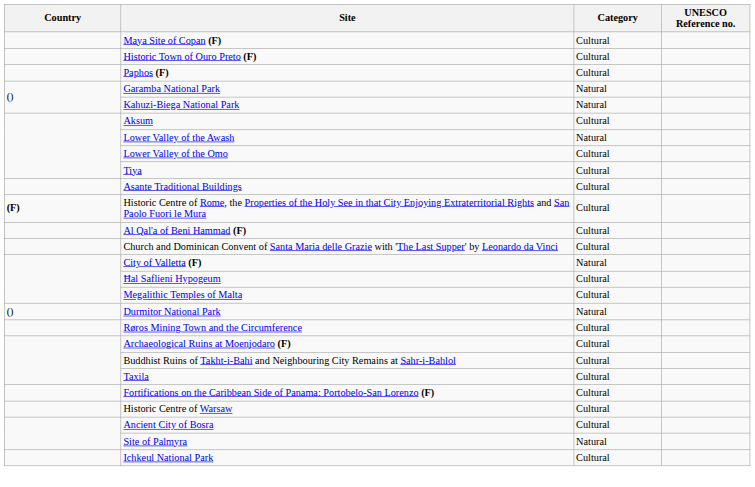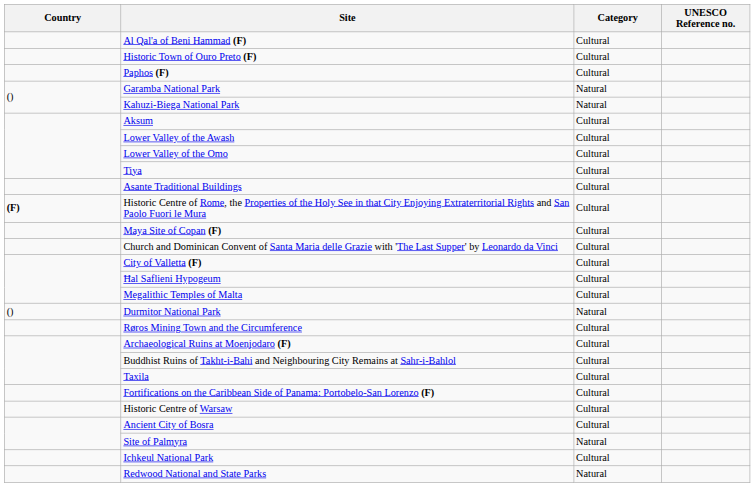rows swapped: (185, 230) <-> (172, 40)
(591, 137) Natural -> (593, 137) Cultural
(591, 263) Natural -> (593, 263) Cultural
+ row: (195, 474)
